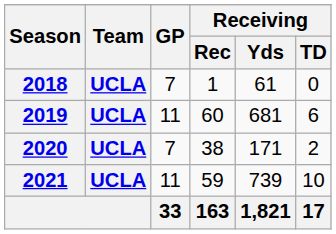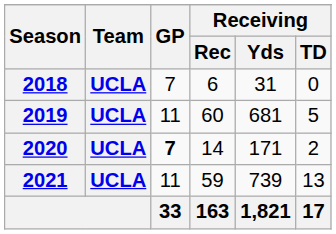(212, 84) 1 -> (212, 84) 6
(266, 84) 61 -> (266, 84) 31
(313, 116) 6 -> (313, 116) 5
(170, 148) normal -> (170, 148) bold
(213, 148) 38 -> (213, 148) 14
(313, 180) 10 -> (313, 180) 13
